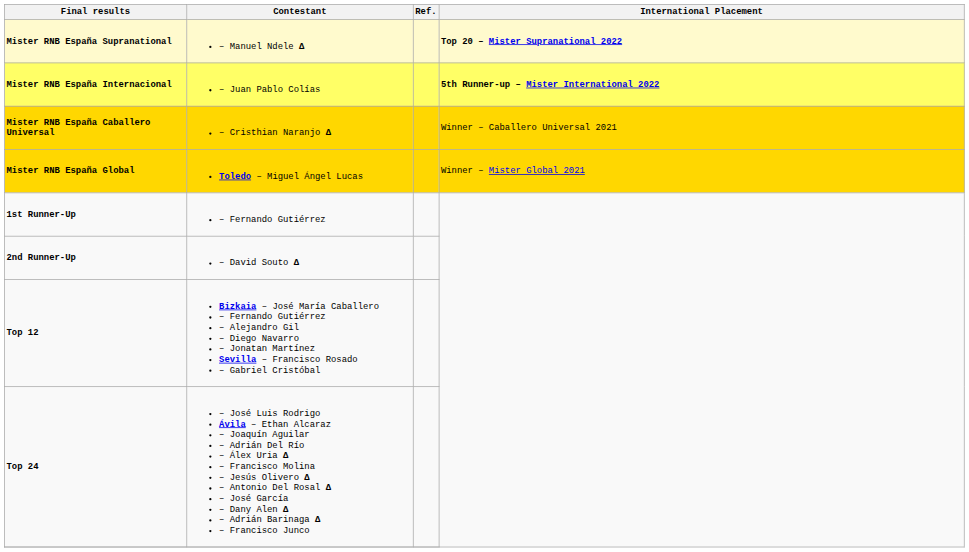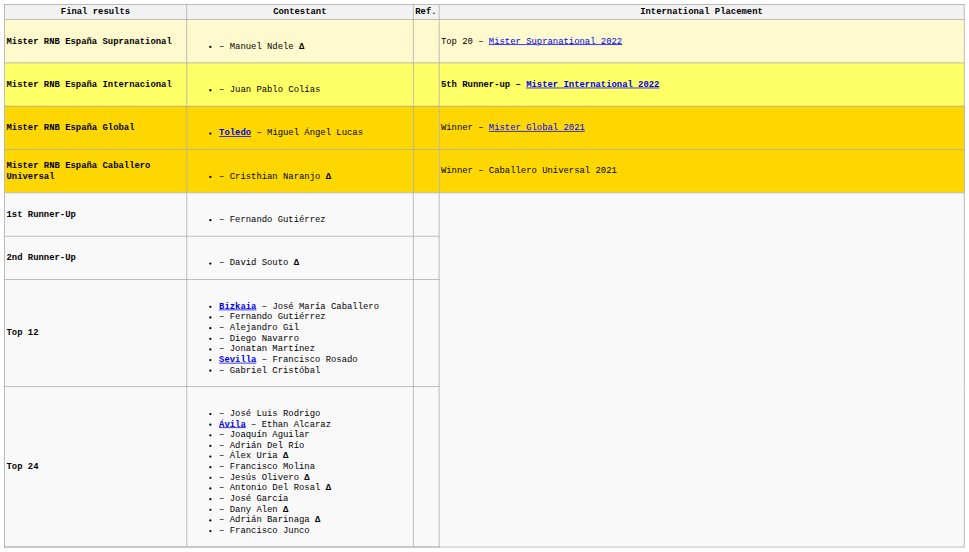(532, 41) bold -> (532, 41) normal
rows swapped: (70, 171) <-> (78, 127)
